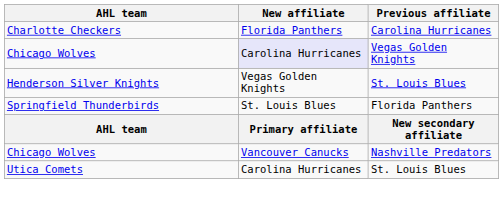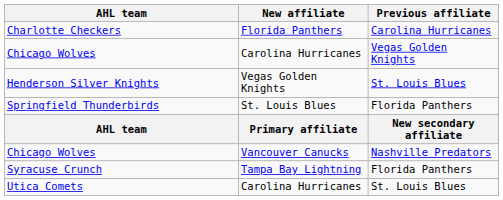(301, 53) lavender background -> (301, 53) no background
+ row: (54, 170)
